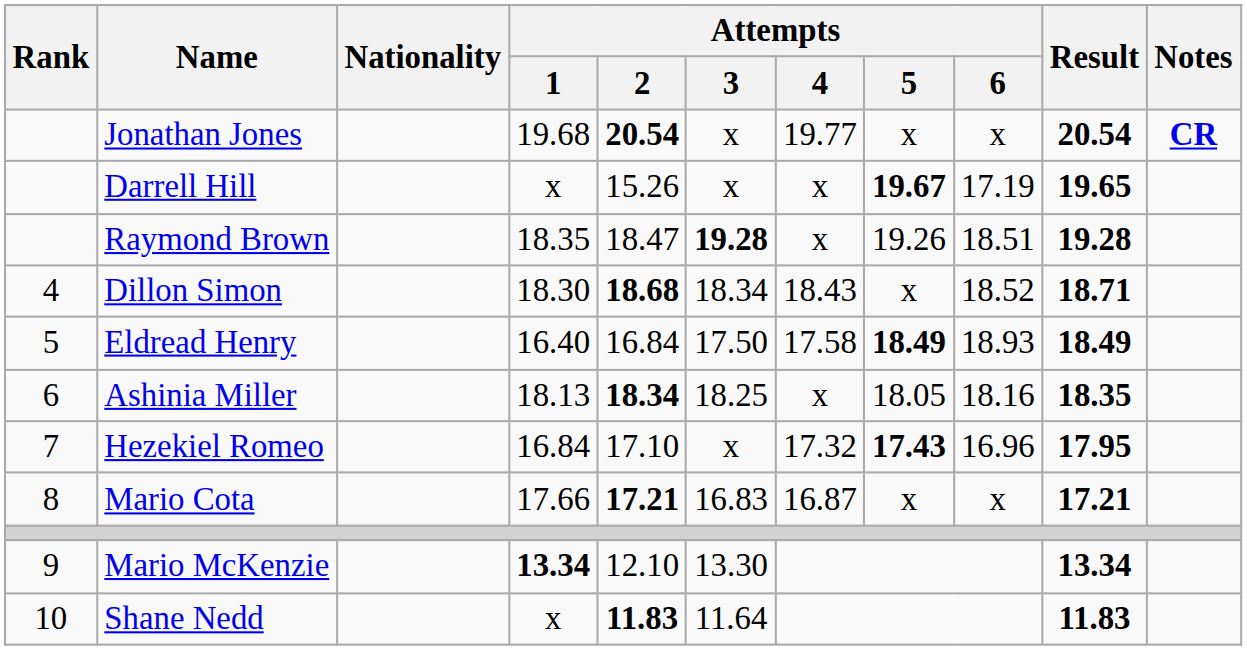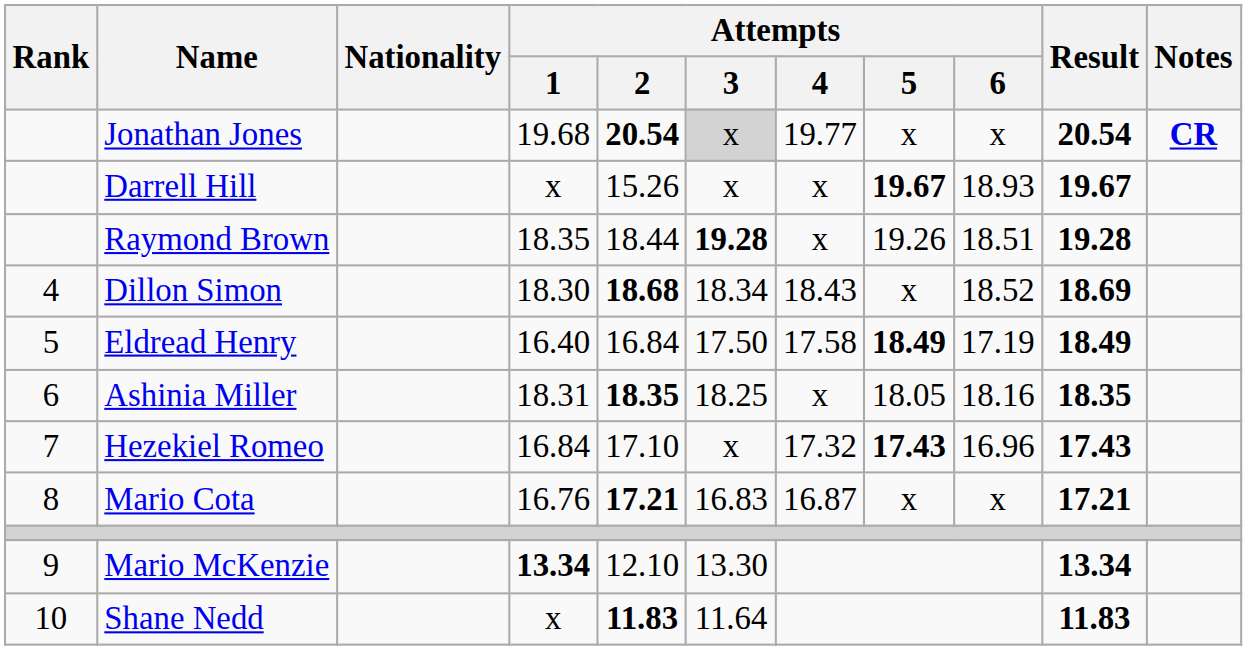(731, 134) no background -> (731, 134) lightgrey background
(998, 186) 17.19 -> (998, 186) 18.93
(1094, 186) 19.65 -> (1094, 186) 19.67
(642, 238) 18.47 -> (642, 238) 18.44
(1094, 290) 18.71 -> (1094, 290) 18.69
(998, 342) 18.93 -> (998, 342) 17.19
(553, 394) 18.13 -> (553, 394) 18.31
(642, 394) 18.34 -> (642, 394) 18.35
(1094, 446) 17.95 -> (1094, 446) 17.43
(553, 498) 17.66 -> (553, 498) 16.76
